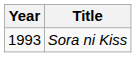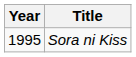(24, 39) 1993 -> (24, 39) 1995
